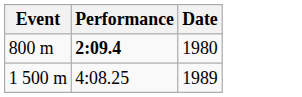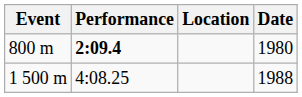+ column: (216, 19)
(200, 77) 1989 -> (275, 77) 1988
